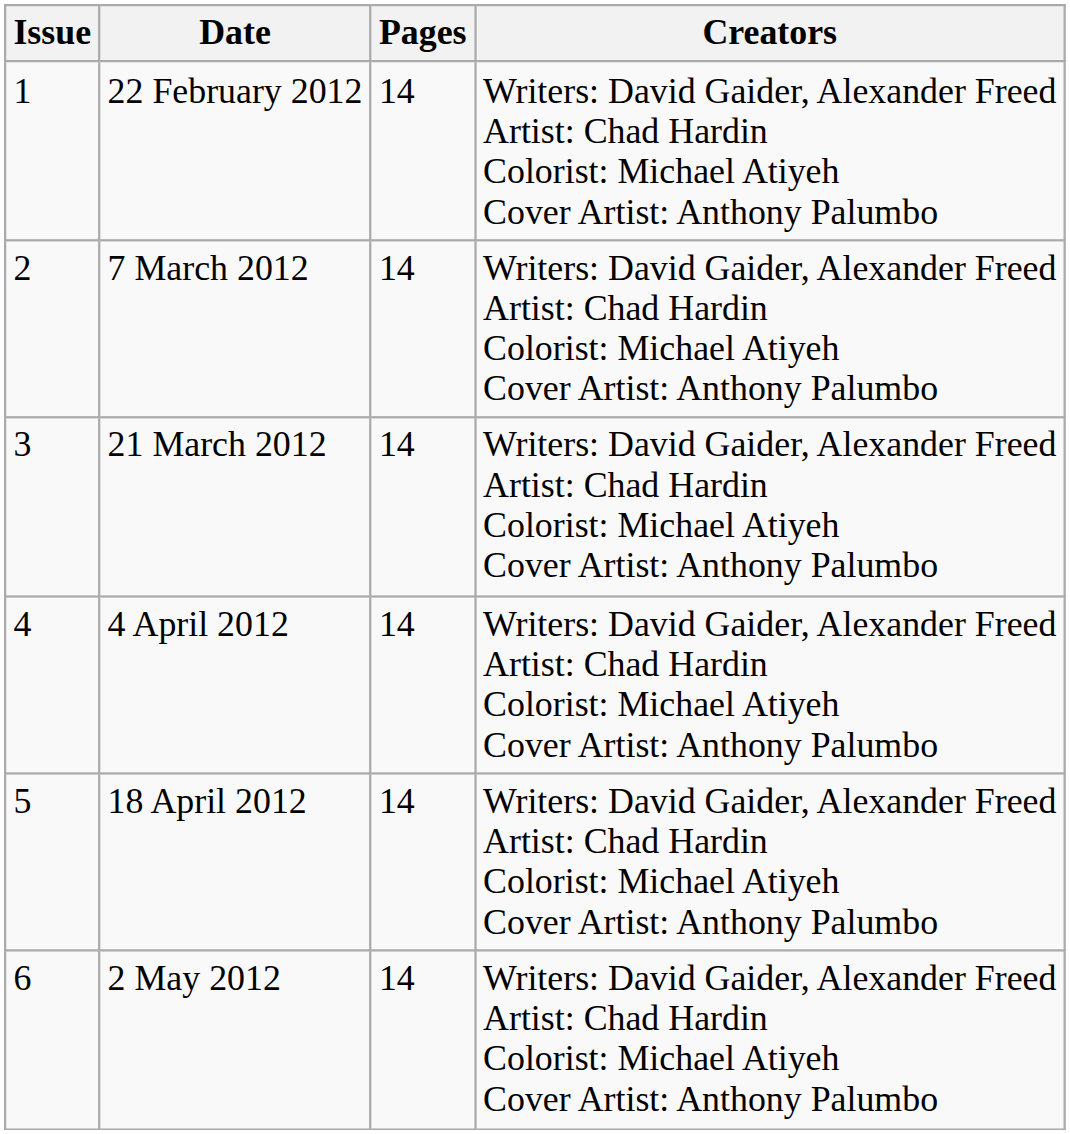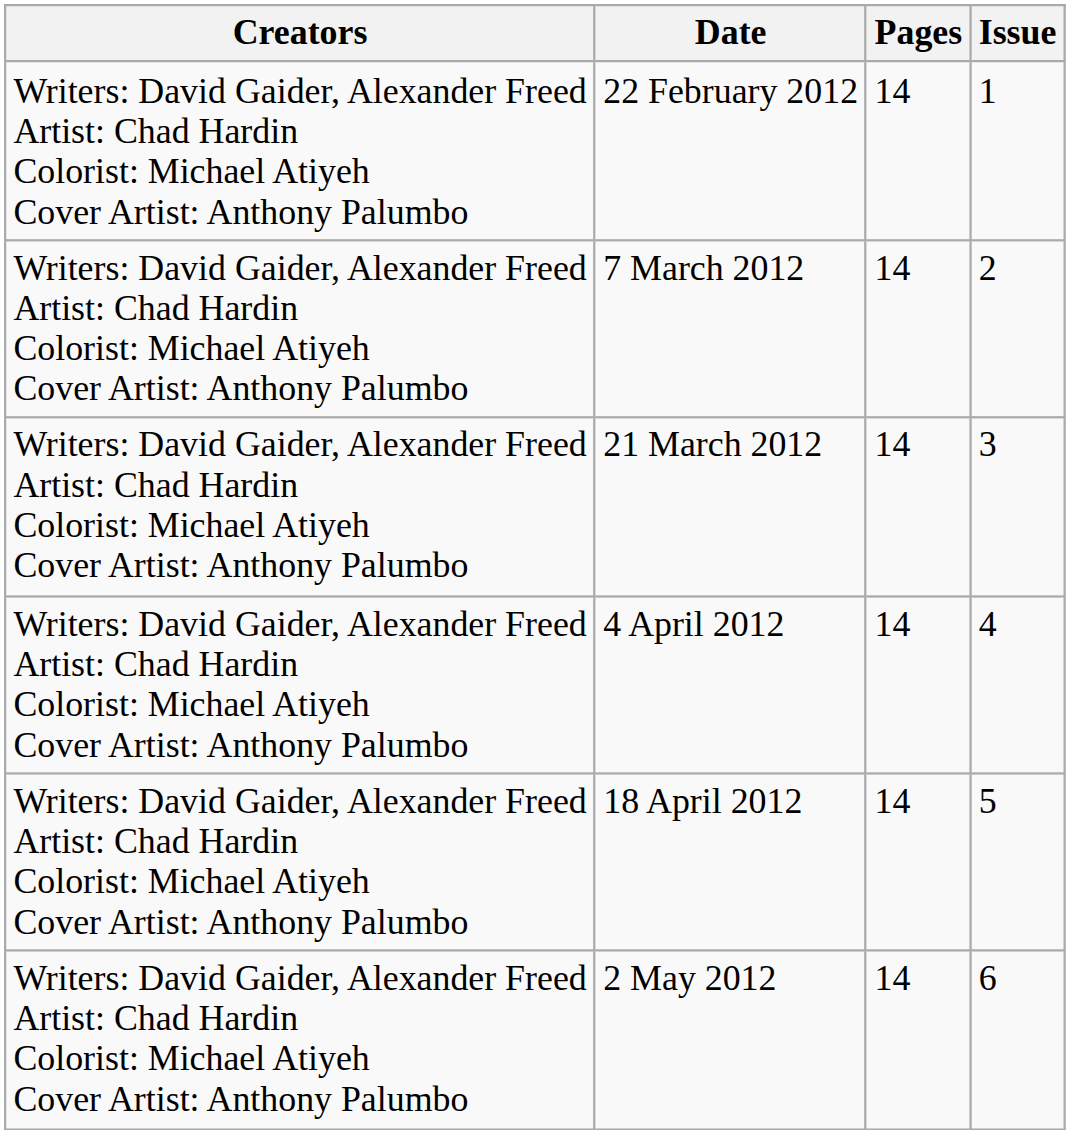columns swapped: (52, 32) <-> (770, 32)
